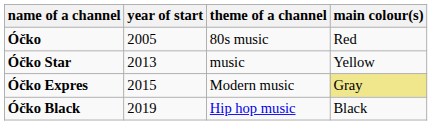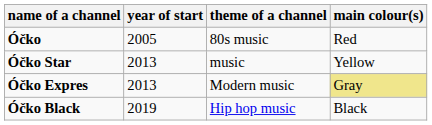(142, 85) 2015 -> (142, 85) 2013
